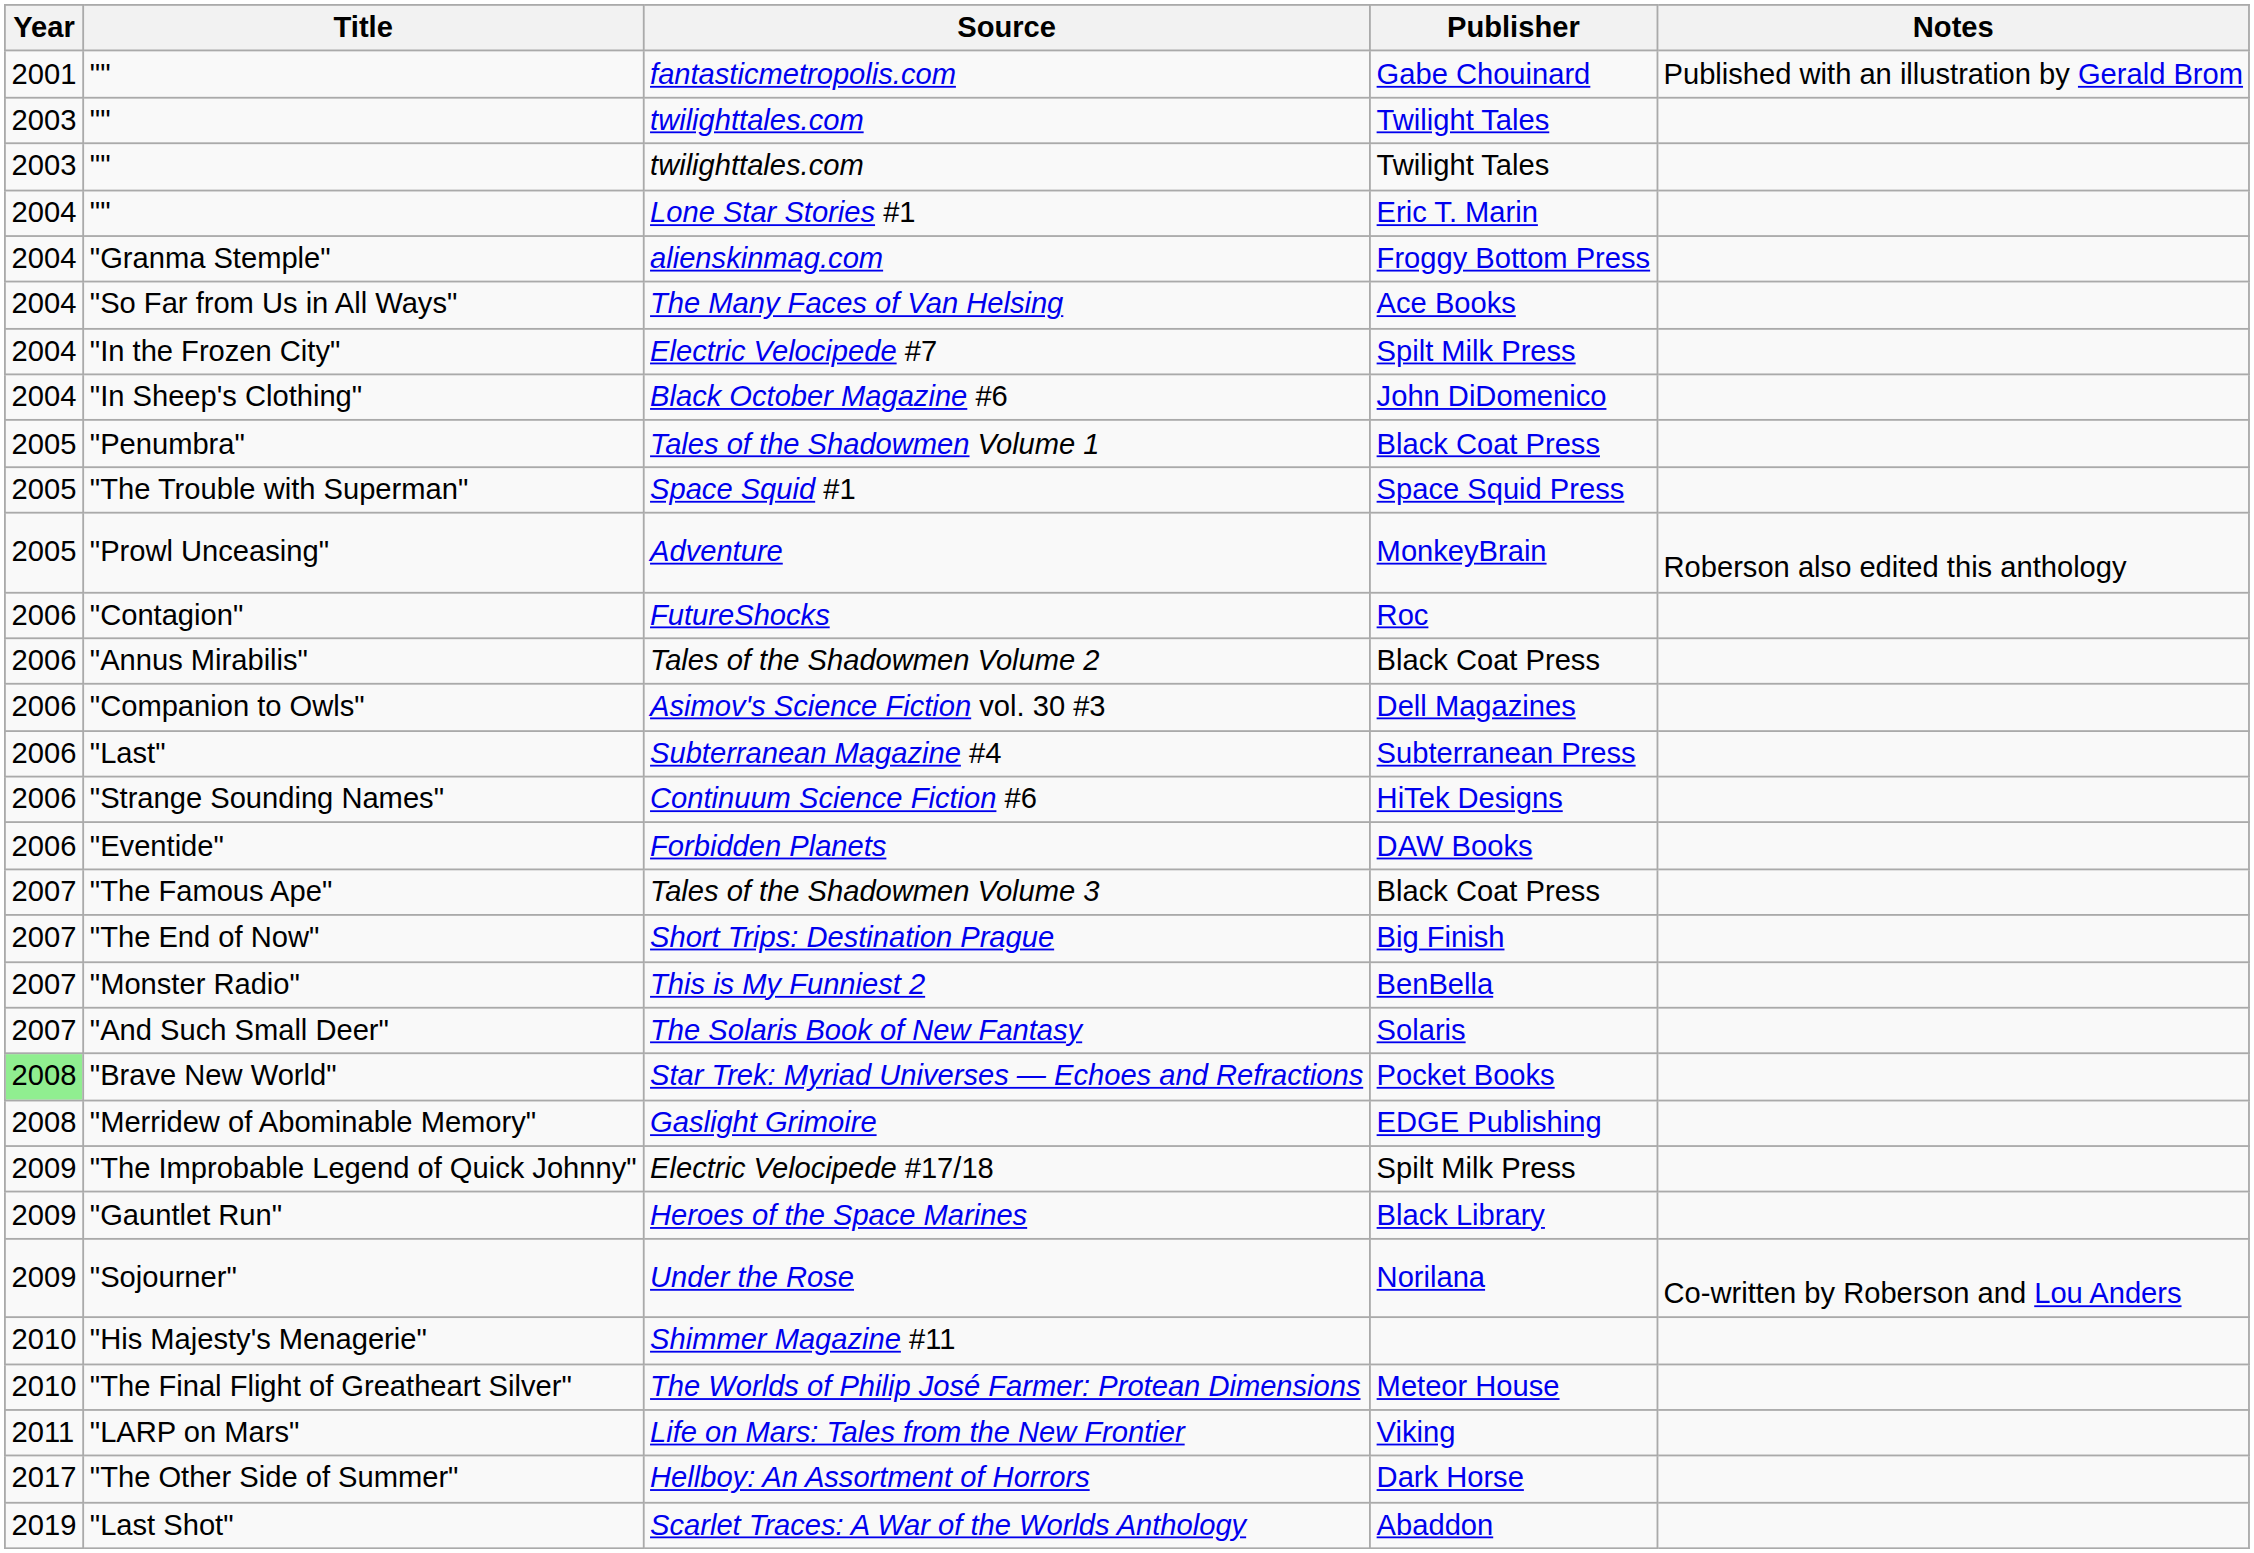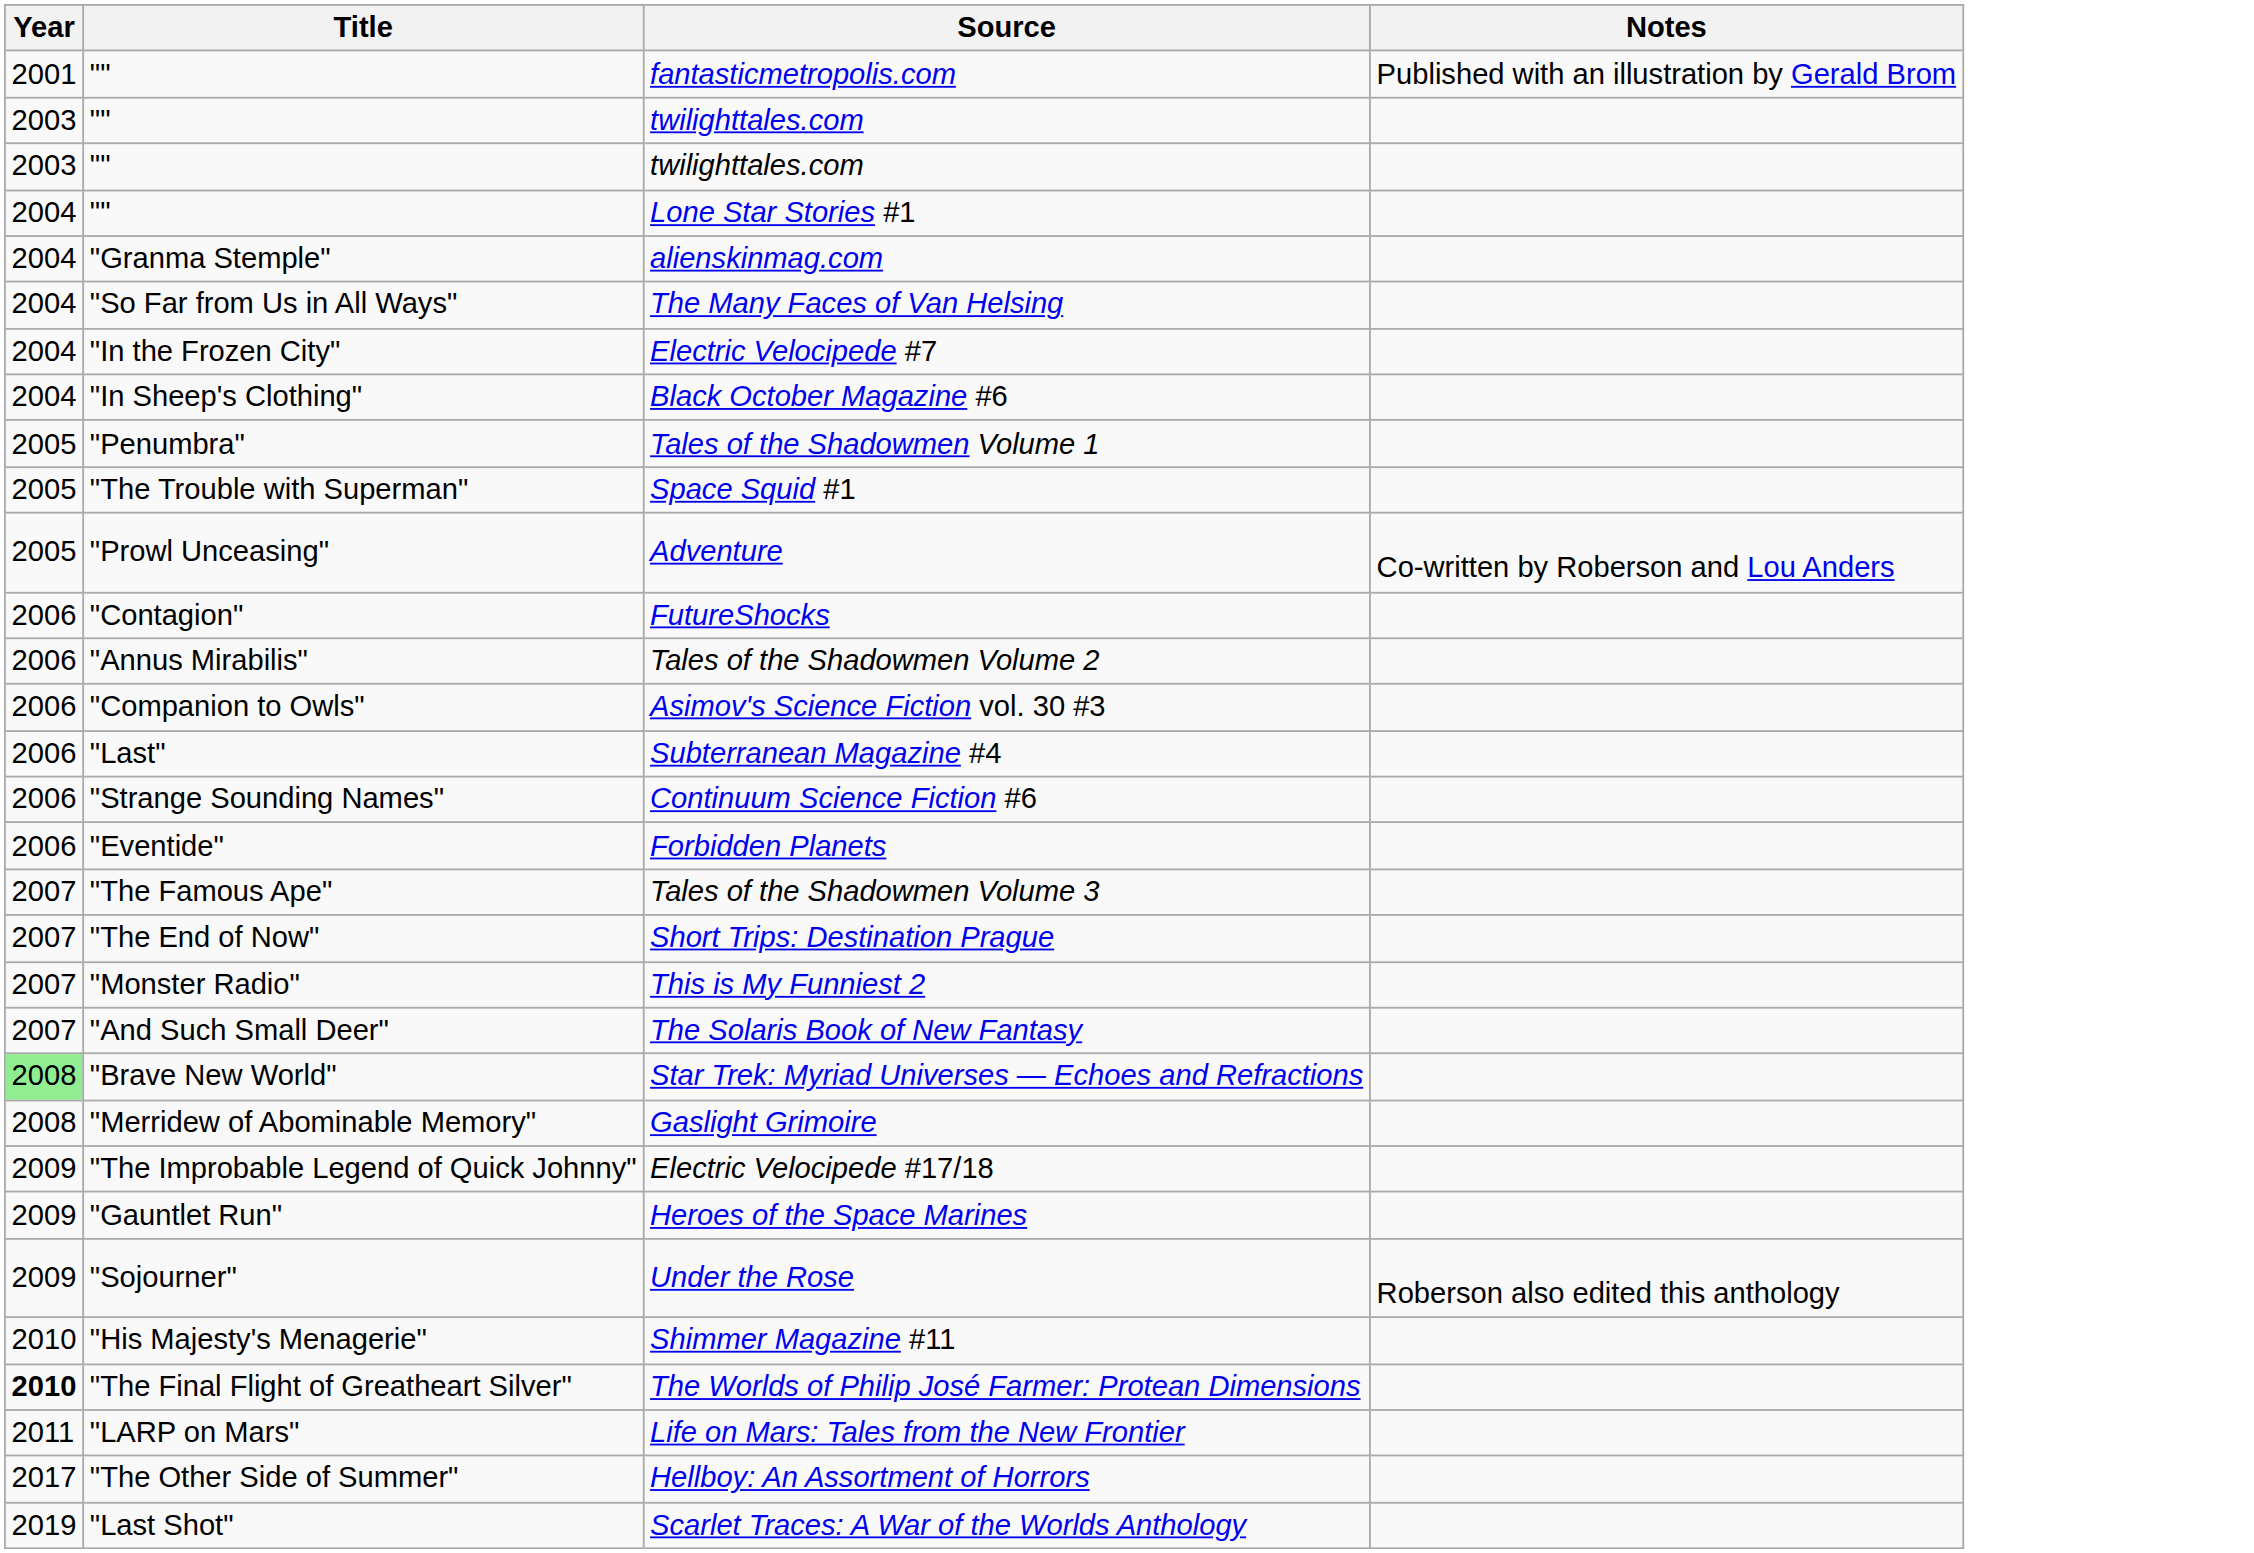- column: (1513, 27)
(1895, 568) Roberson also edited this anthology -> (1636, 568) Co-written by Roberson and Lou Anders
(1923, 1293) Co-written by Roberson and Lou Anders -> (1608, 1293) Roberson also edited this anthology
(44, 1386) normal -> (44, 1386) bold
